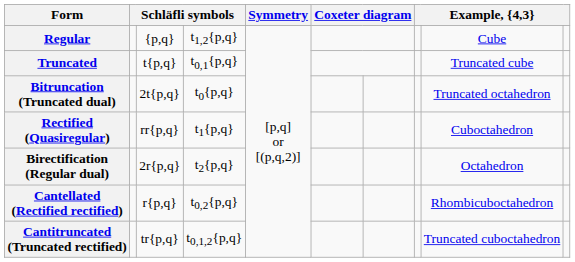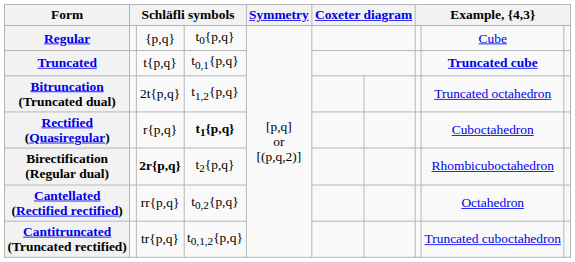(214, 38) t1,2{p,q} -> (215, 38) t0{p,q}
(492, 63) normal -> (493, 63) bold
(214, 93) t0{p,q} -> (215, 93) t1,2{p,q}
(160, 130) rr{p,q} -> (160, 130) r{p,q}
(214, 130) normal -> (215, 130) bold
(160, 166) normal -> (160, 166) bold
(492, 166) Octahedron -> (493, 166) Rhombicuboctahedron
(160, 203) r{p,q} -> (160, 203) rr{p,q}
(492, 203) Rhombicuboctahedron -> (493, 203) Octahedron
